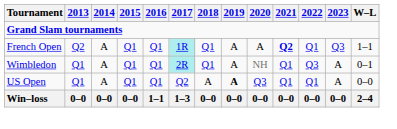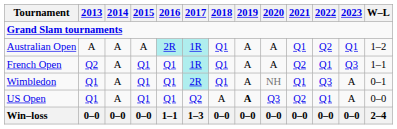+ row: (42, 46)
(286, 46) bold -> (300, 63) normal
(286, 81) Q1 -> (300, 98) Q2
